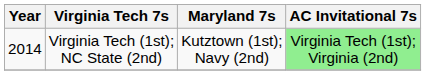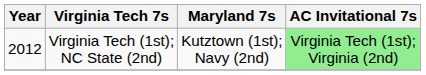(25, 49) 2014 -> (25, 49) 2012
